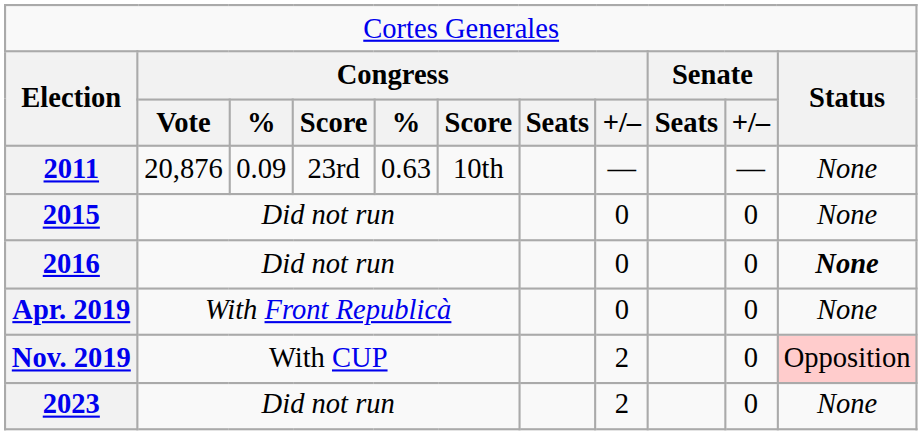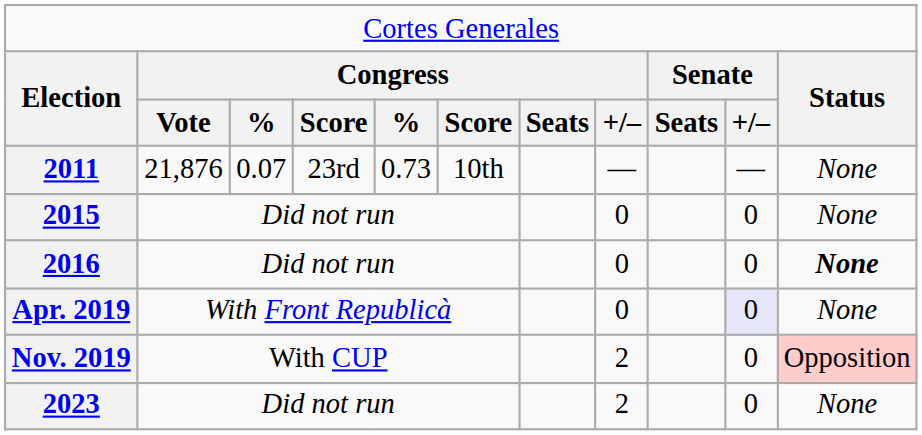(184, 169) 20,876 -> (184, 169) 21,876
(261, 169) 0.09 -> (261, 169) 0.07
(406, 169) 0.63 -> (406, 169) 0.73
(751, 310) no background -> (751, 310) lavender background
